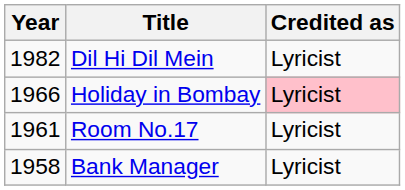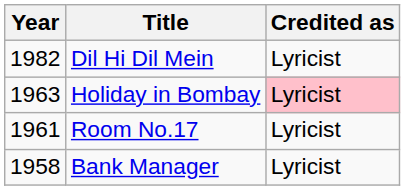(35, 94) 1966 -> (35, 94) 1963
